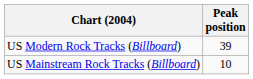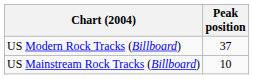(226, 45) 39 -> (226, 45) 37
